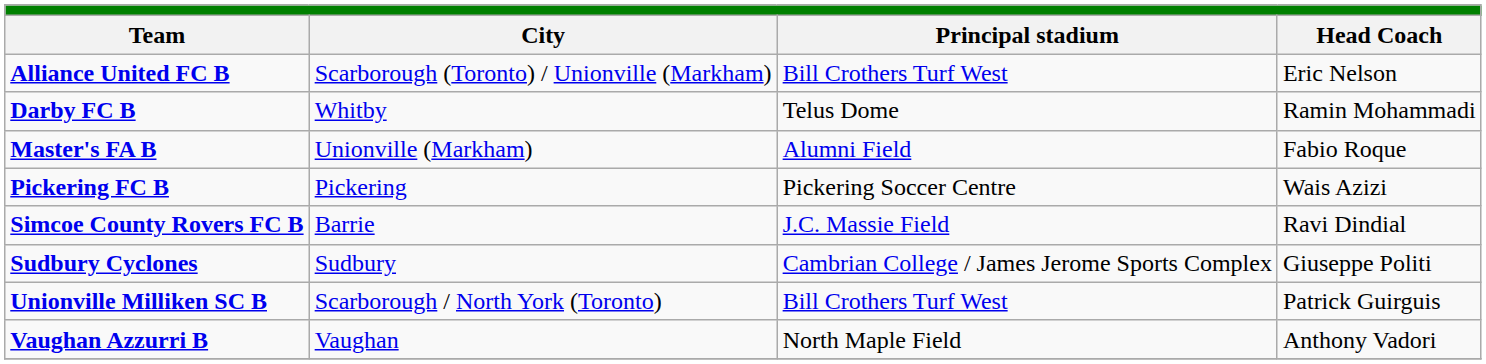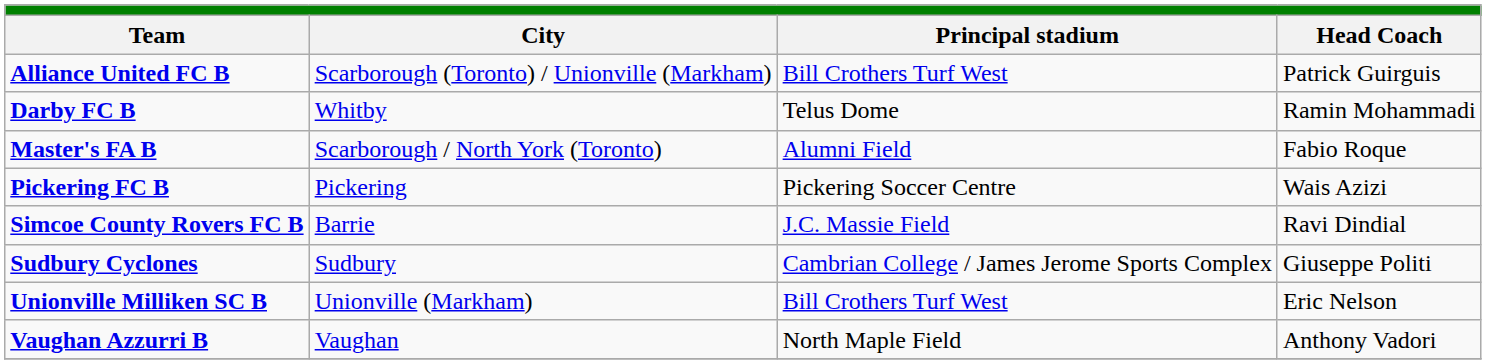(1340, 72) Eric Nelson -> (1362, 72) Patrick Guirguis
(424, 148) Unionville (Markham) -> (488, 148) Scarborough / North York (Toronto)
(488, 301) Scarborough / North York (Toronto) -> (424, 301) Unionville (Markham)
(1362, 301) Patrick Guirguis -> (1340, 301) Eric Nelson
